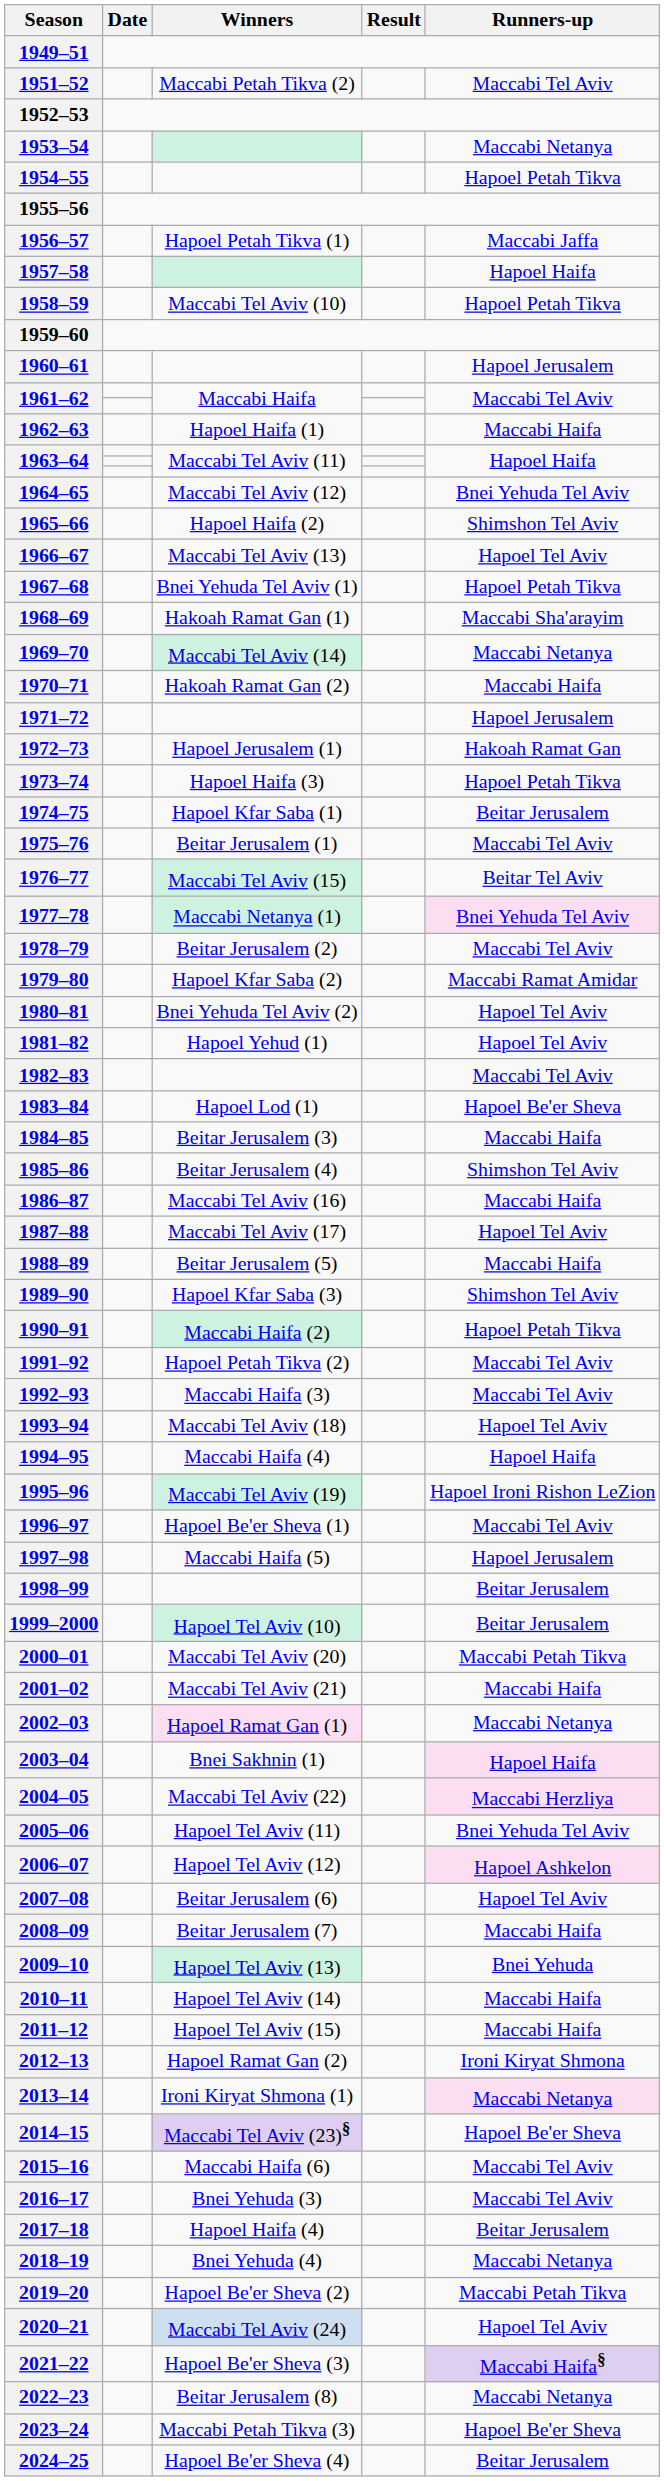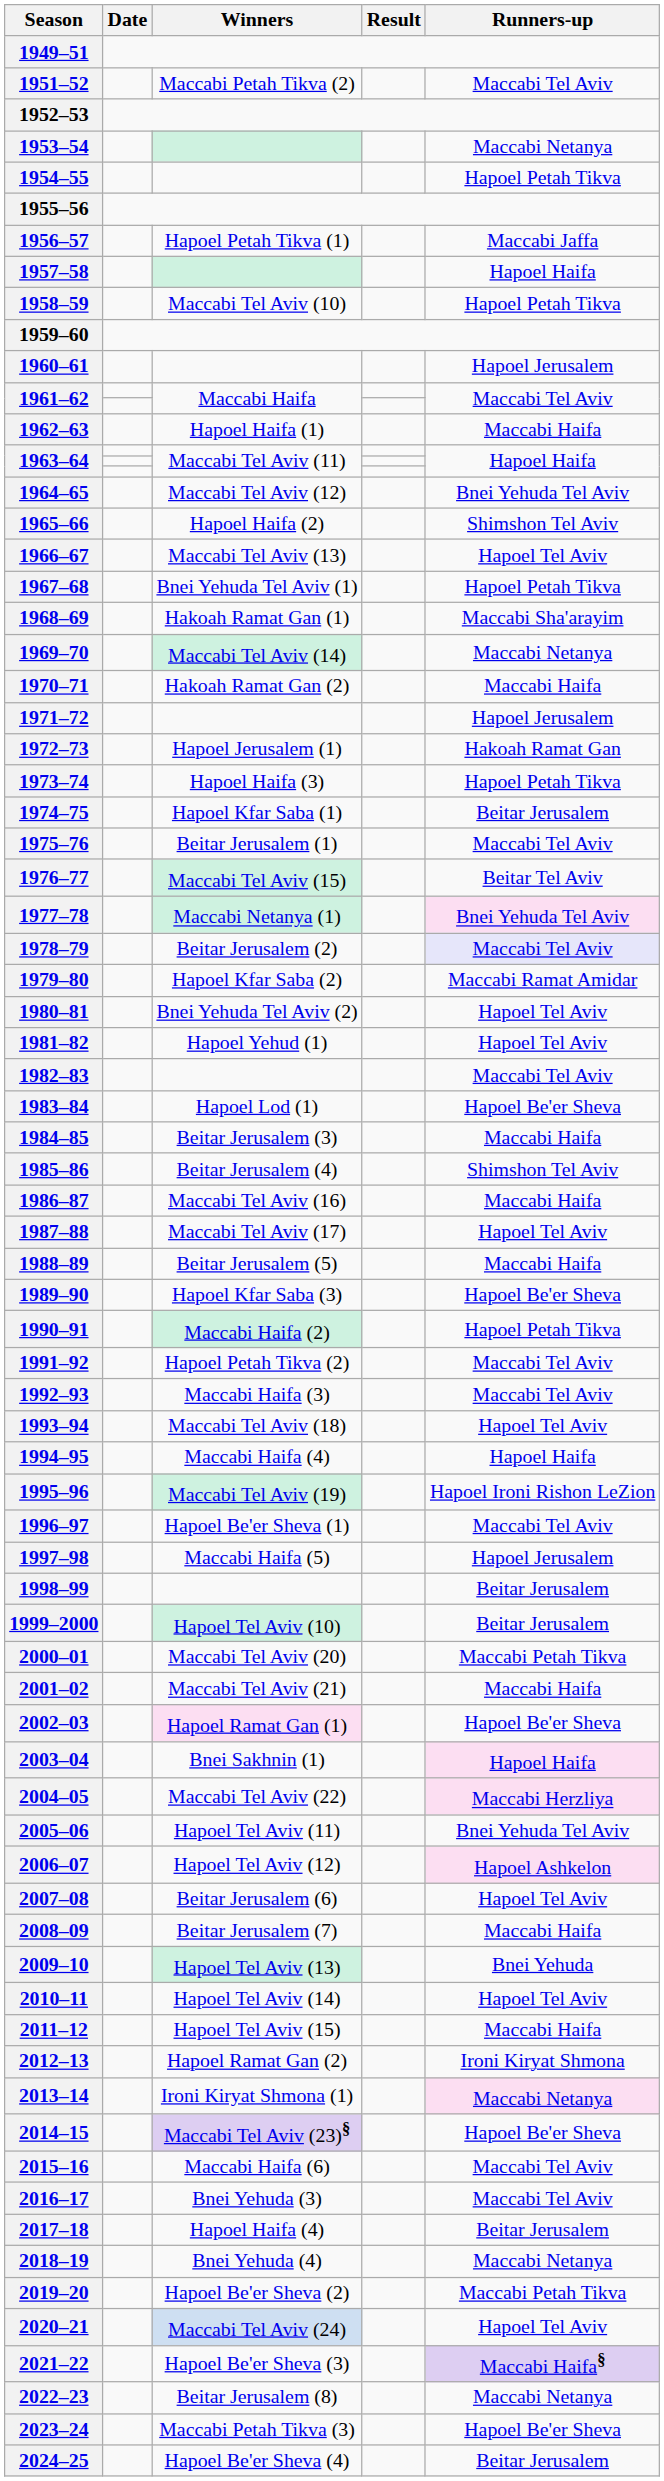(543, 948) no background -> (543, 948) lavender background
(543, 1294) Shimshon Tel Aviv -> (543, 1294) Hapoel Be'er Sheva
(543, 1722) Maccabi Netanya -> (543, 1722) Hapoel Be'er Sheva
(543, 1998) Maccabi Haifa -> (543, 1998) Hapoel Tel Aviv
